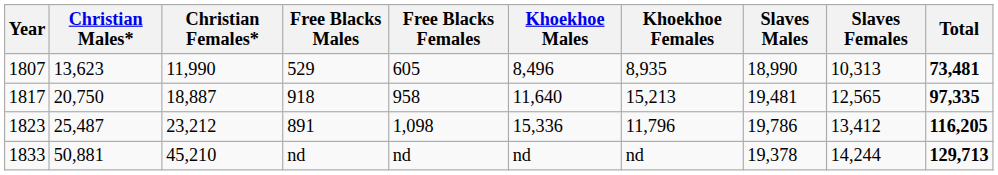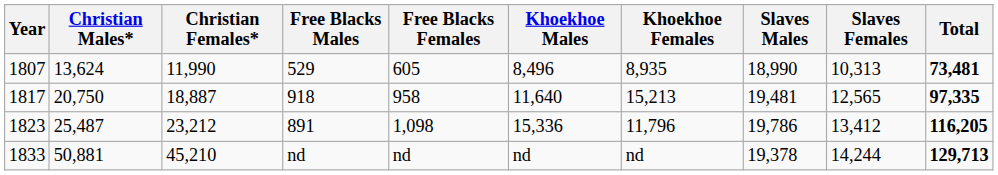(79, 68) 13,623 -> (79, 68) 13,624
